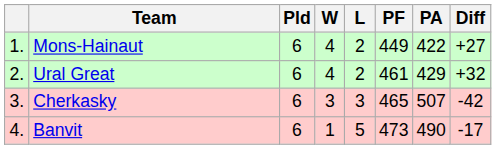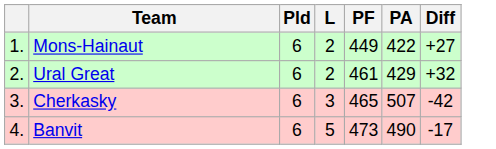- column: (330, 18)
